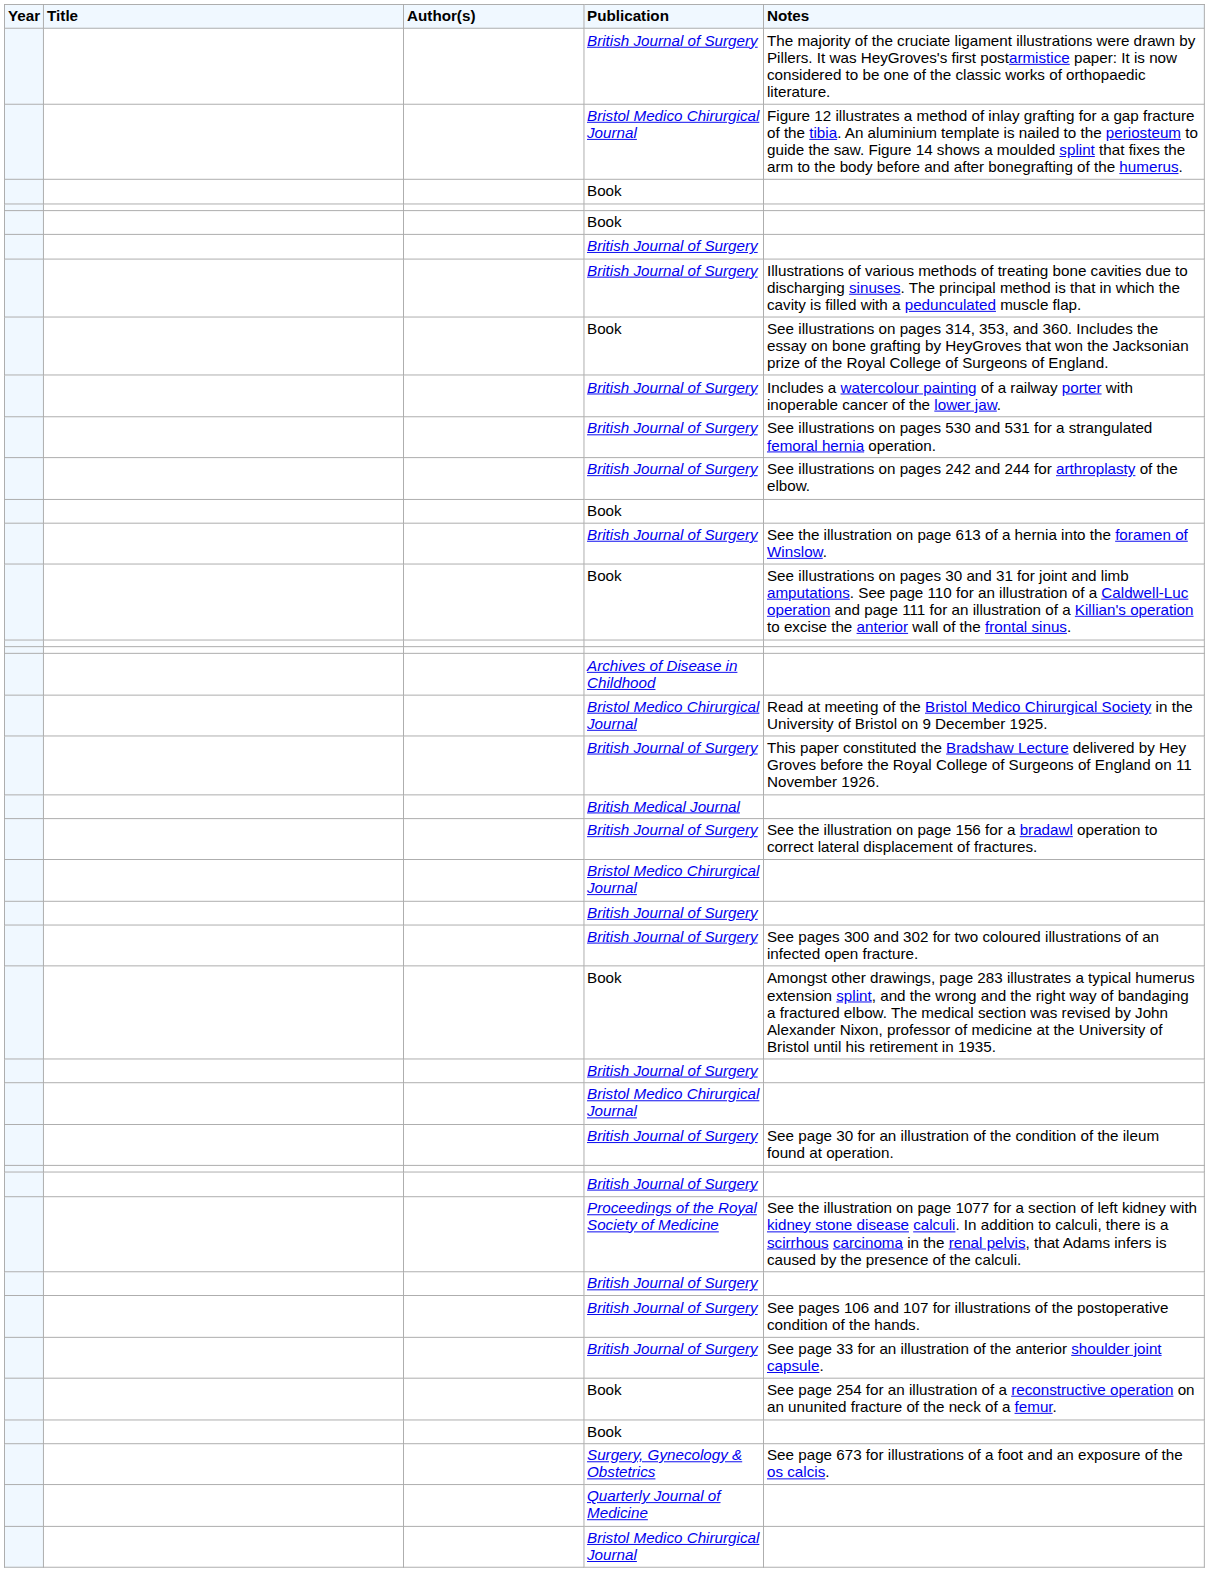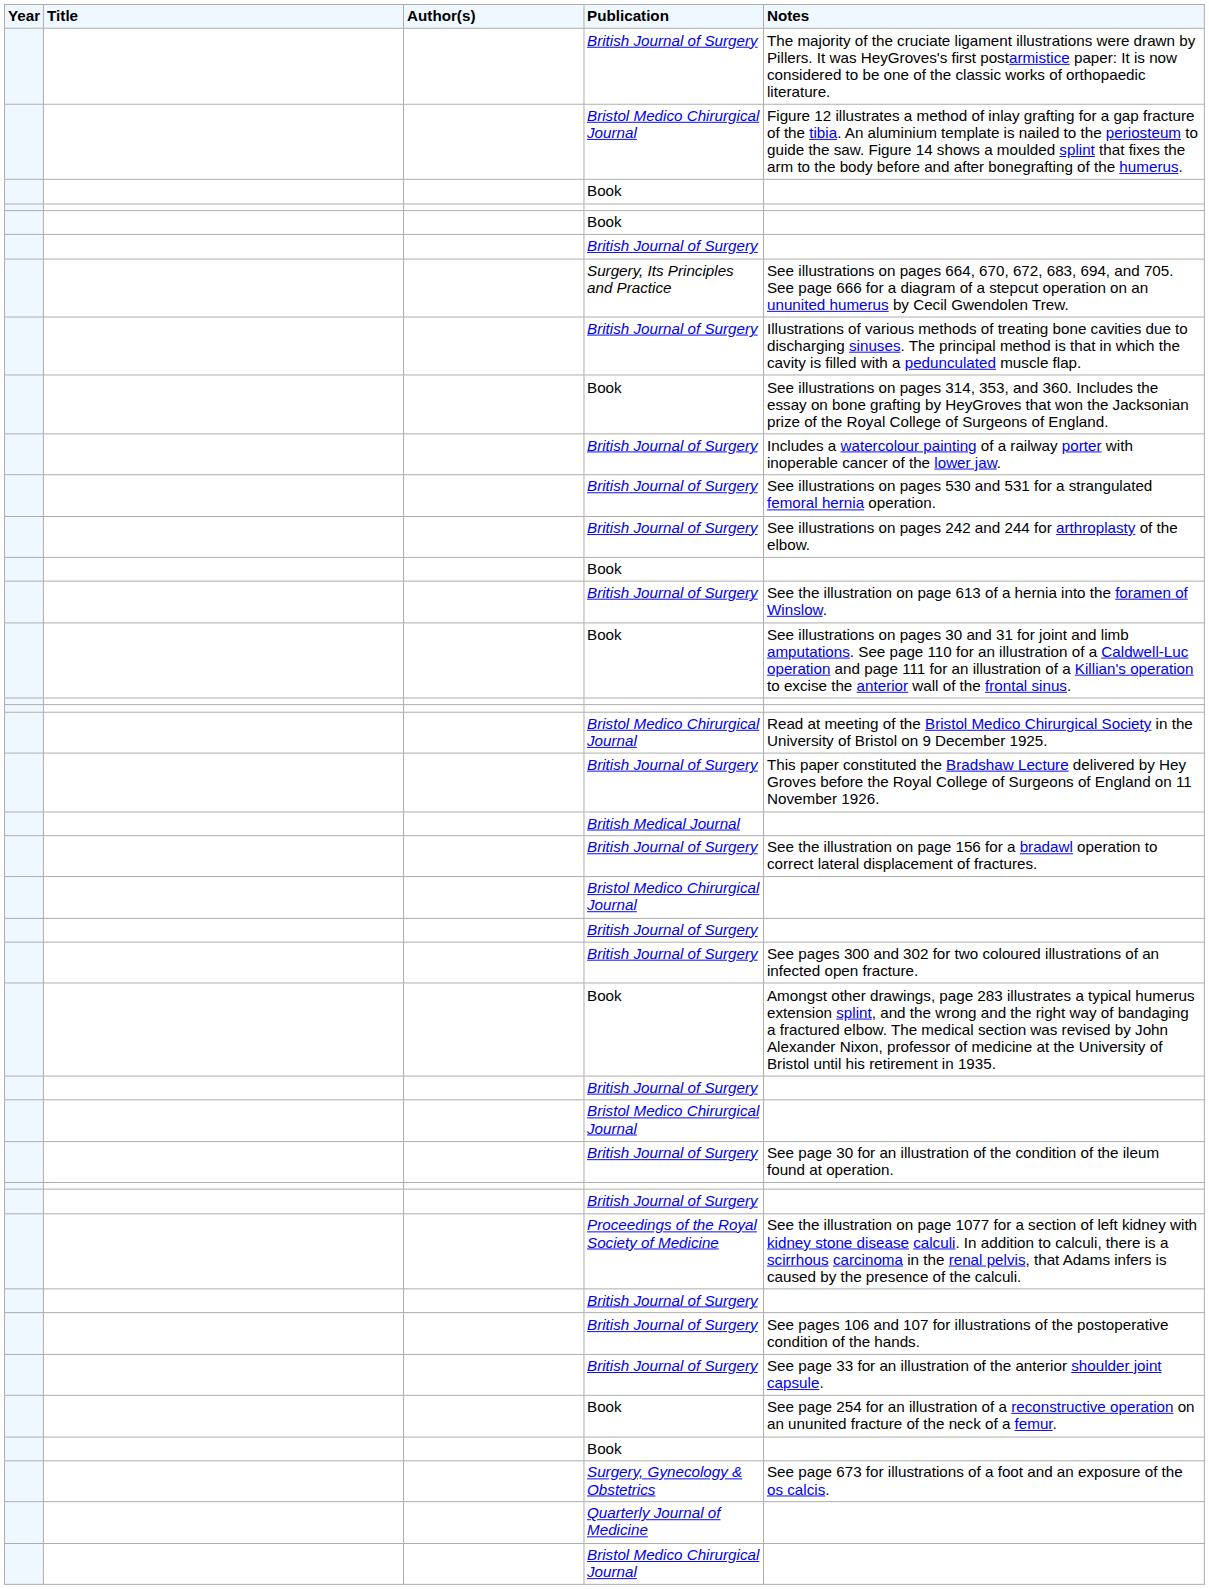+ row: (24, 288)
- row: (24, 674)
